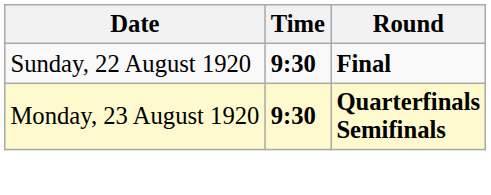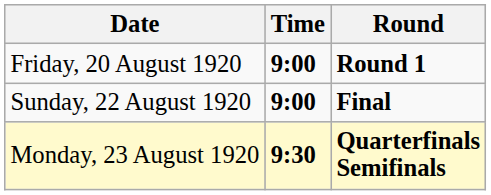+ row: (126, 63)
(293, 63) 9:30 -> (293, 102) 9:00
